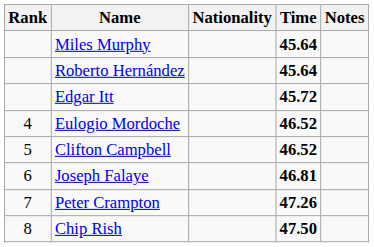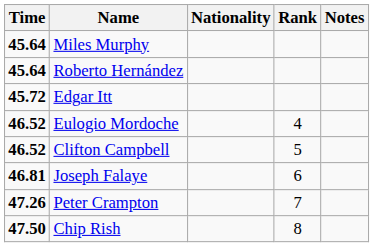columns swapped: (28, 17) <-> (298, 17)
